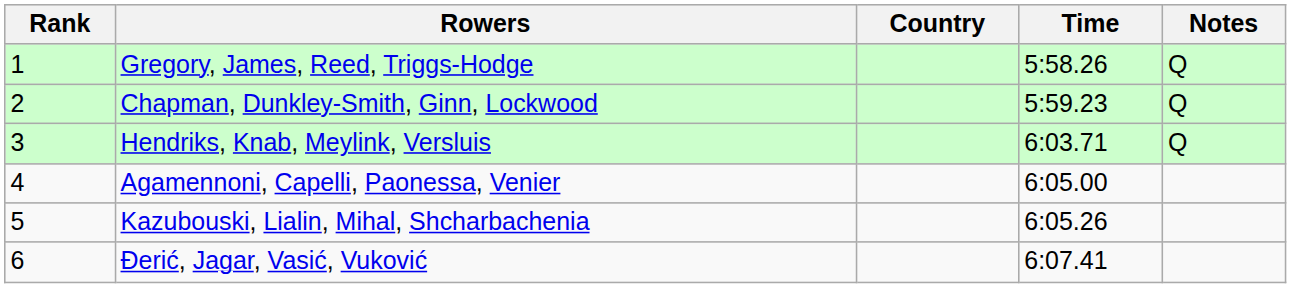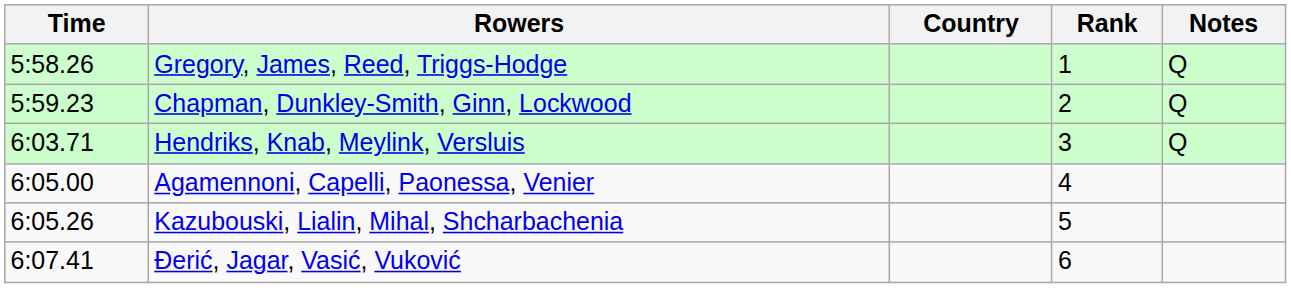columns swapped: (60, 24) <-> (1090, 24)
